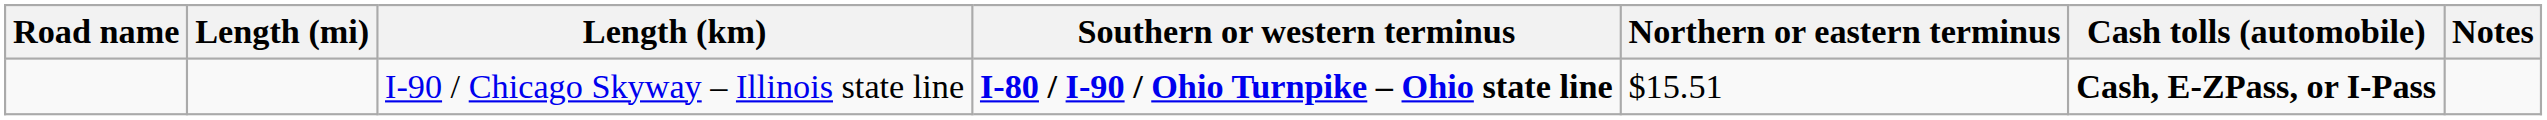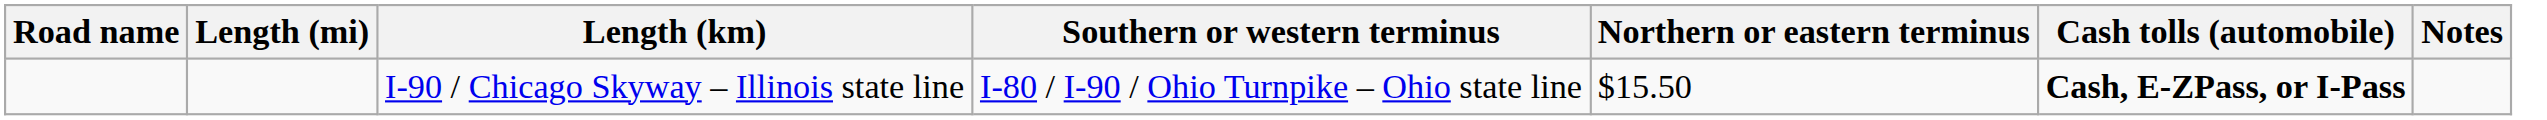(1296, 85) bold -> (1281, 85) normal
(1676, 85) $15.51 -> (1645, 85) $15.50
